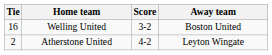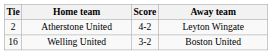rows swapped: (77, 42) <-> (77, 27)
